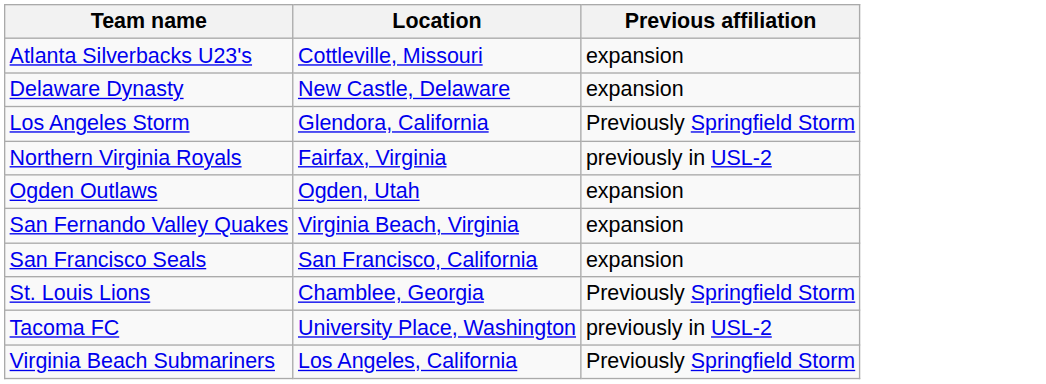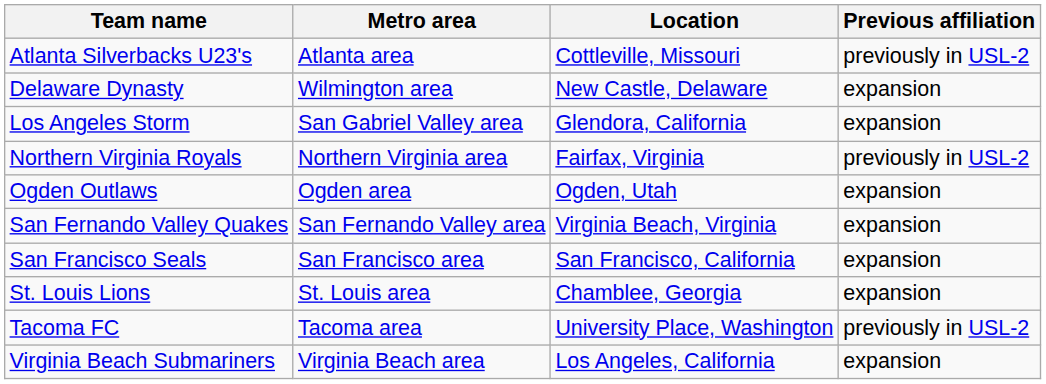+ column: (422, 21)
(635, 55) expansion -> (936, 55) previously in USL-2
(721, 123) Previously Springfield Storm -> (892, 123) expansion
(721, 293) Previously Springfield Storm -> (892, 293) expansion
(721, 361) Previously Springfield Storm -> (892, 361) expansion
